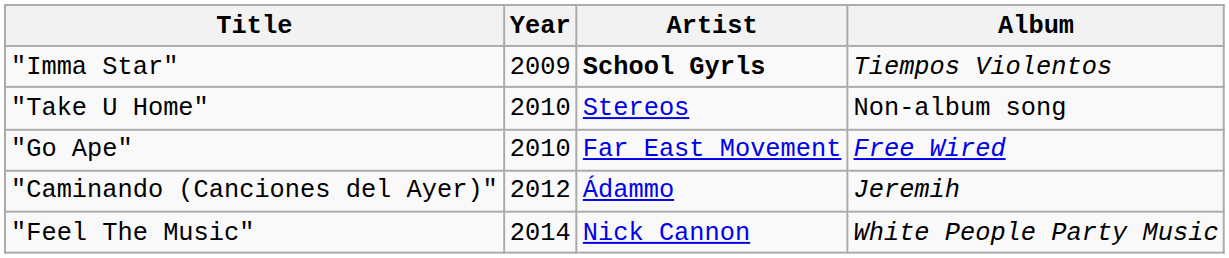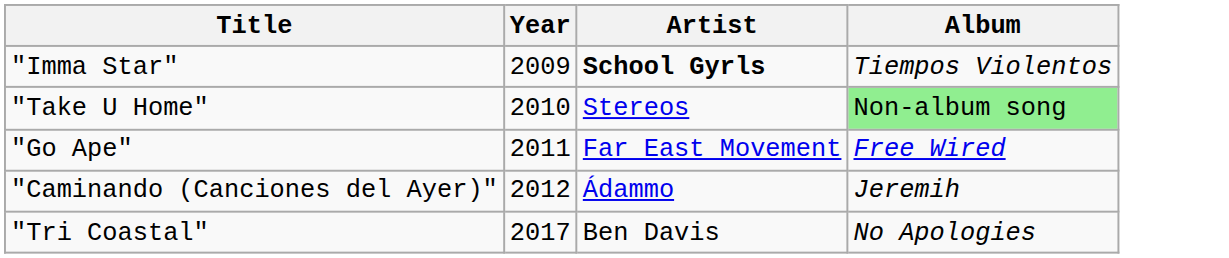(960, 108) no background -> (960, 108) lightgreen background
(540, 150) 2010 -> (540, 150) 2011
- row: (133, 232)
+ row: (110, 232)
